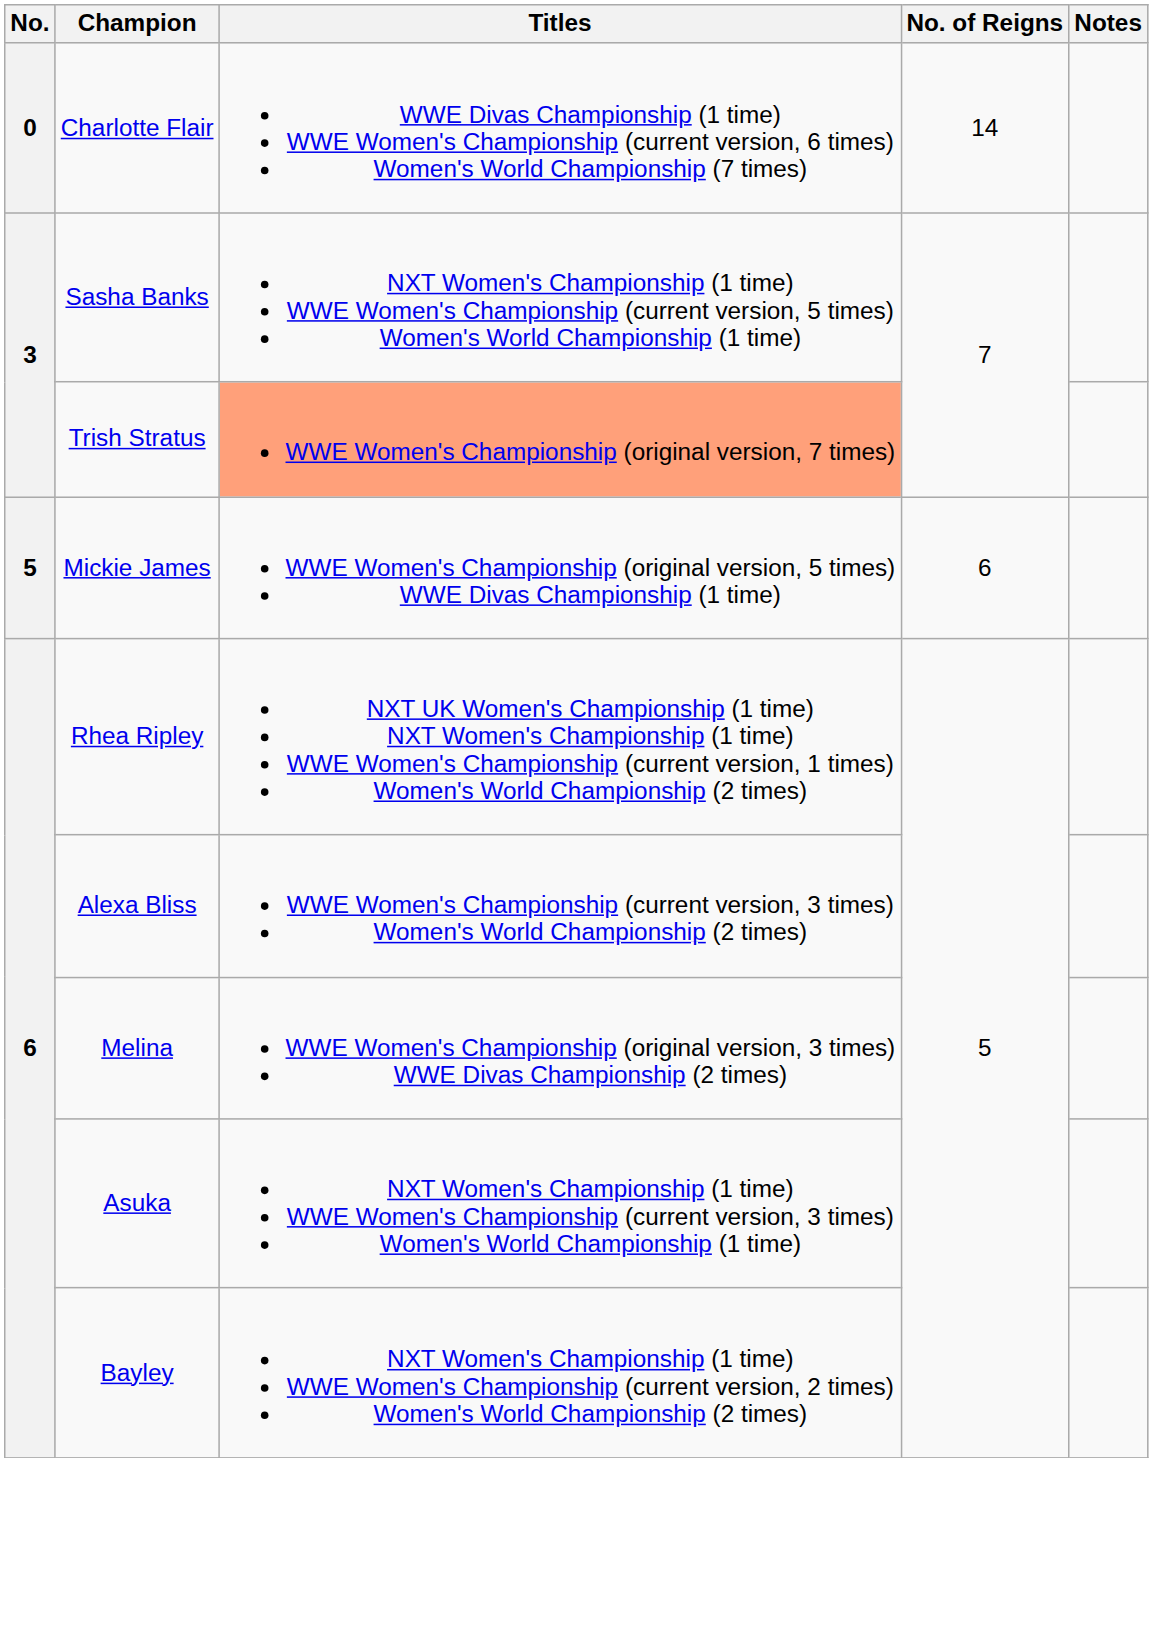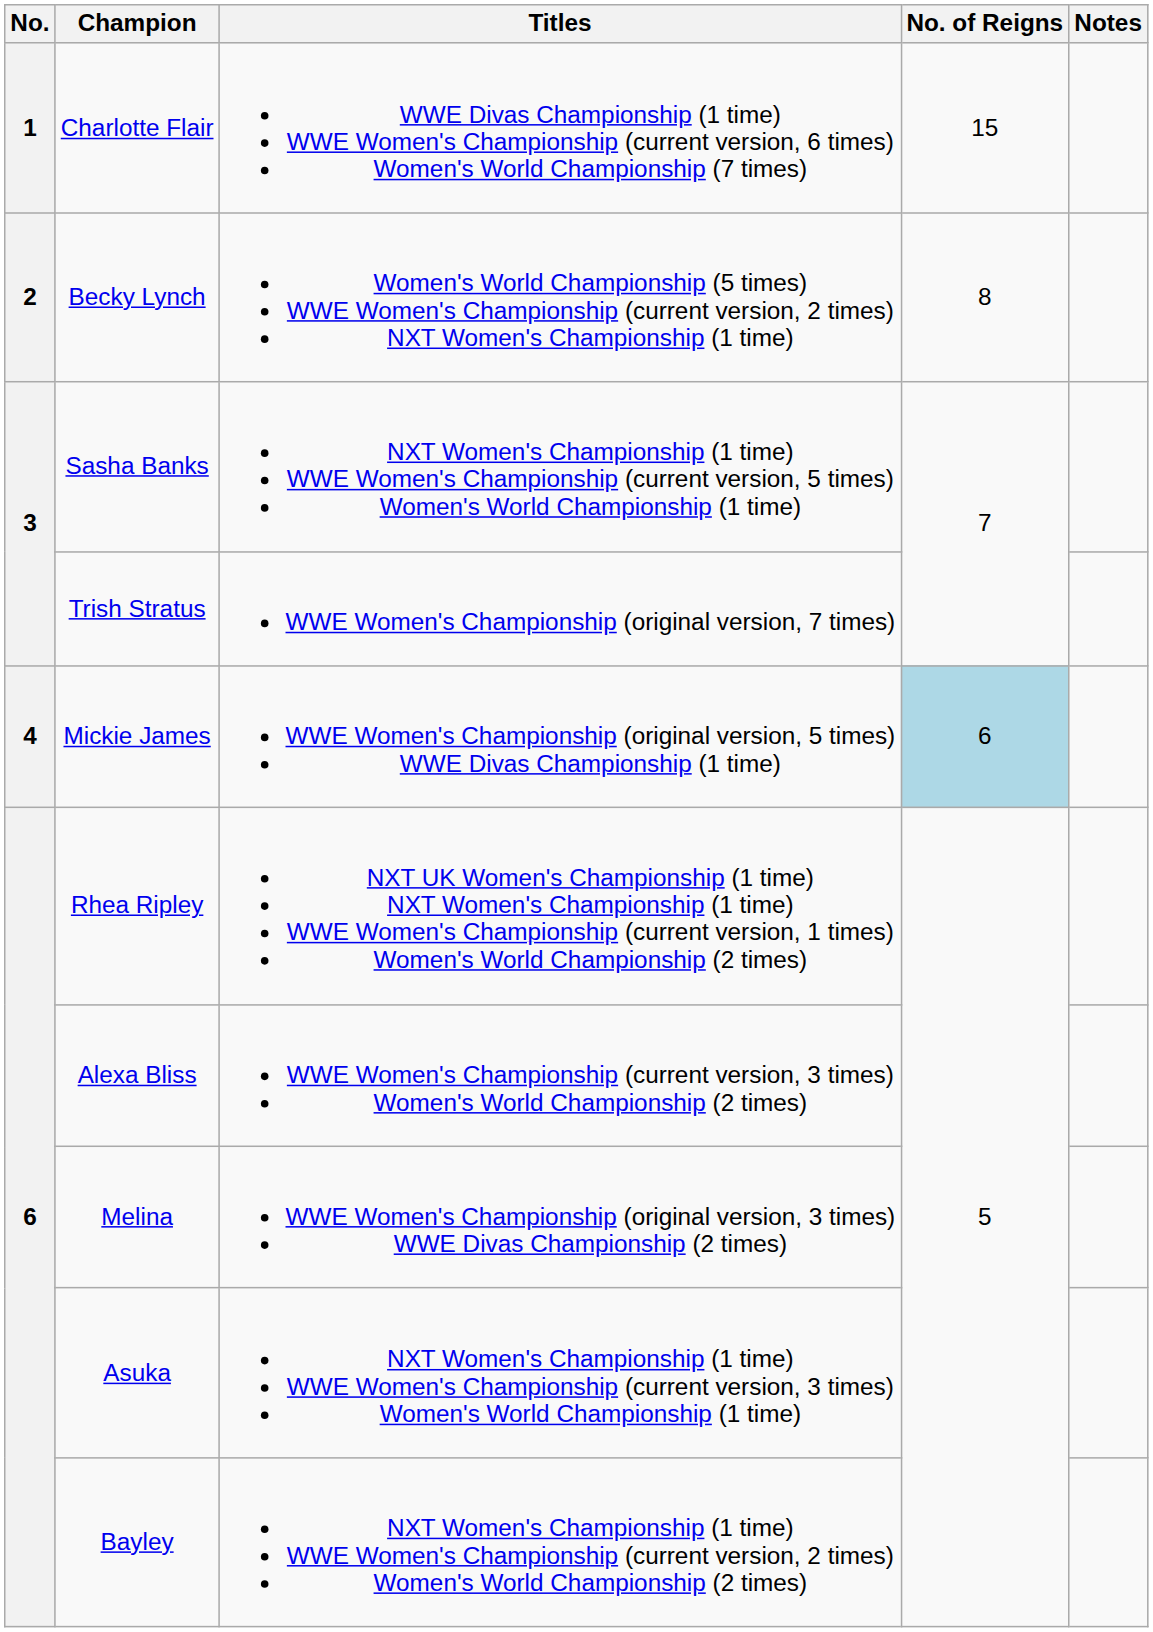(30, 127) 0 -> (30, 127) 1
(985, 127) 14 -> (985, 127) 15
+ row: (137, 297)
(560, 453) lightsalmon background -> (560, 622) no background
(30, 567) 5 -> (30, 736) 4
(985, 567) no background -> (985, 736) lightblue background
